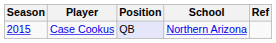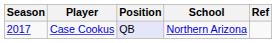(19, 30) 2015 -> (19, 30) 2017
